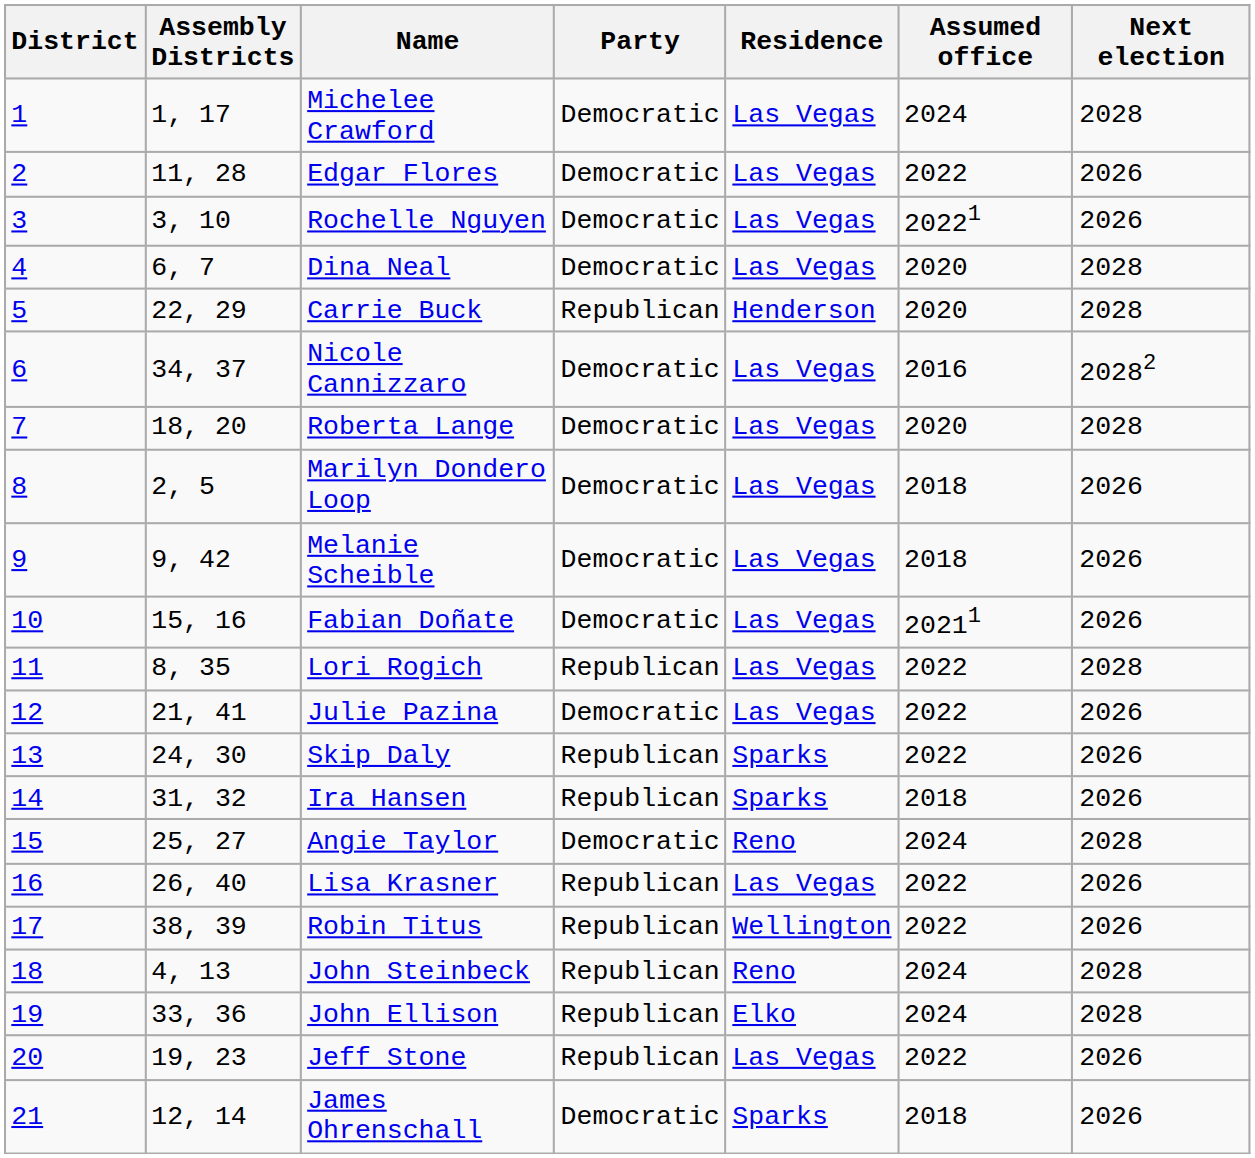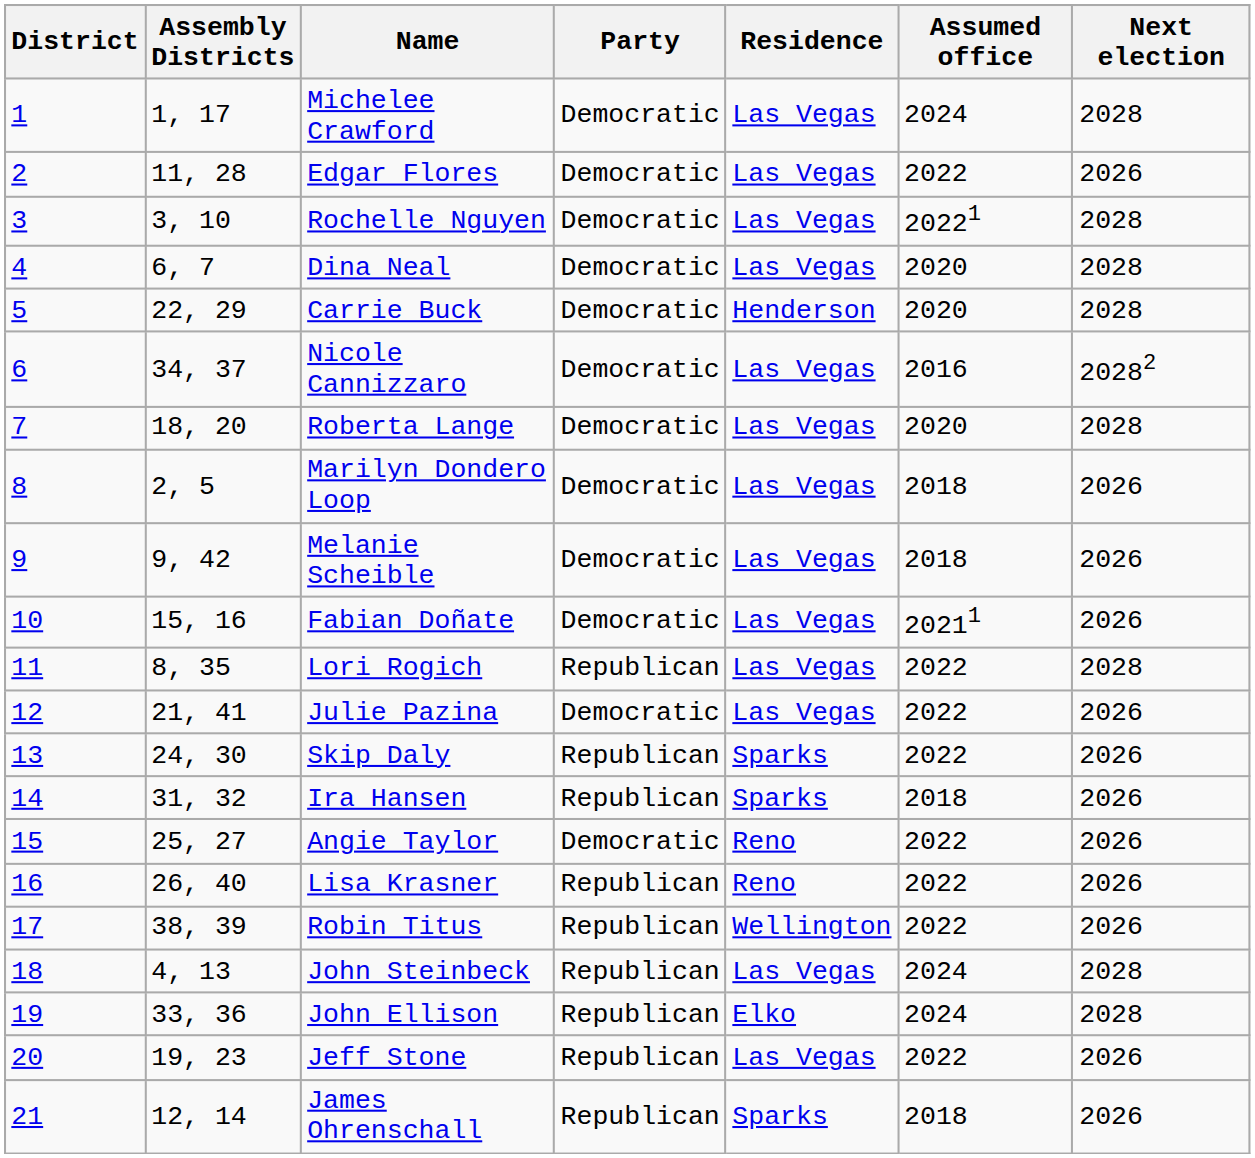(1111, 221) 2026 -> (1111, 221) 2028
(640, 311) Republican -> (640, 311) Democratic
(936, 842) 2024 -> (936, 842) 2022
(1111, 842) 2028 -> (1111, 842) 2026
(804, 885) Las Vegas -> (764, 885) Reno
(764, 971) Reno -> (804, 971) Las Vegas
(640, 1116) Democratic -> (640, 1116) Republican
